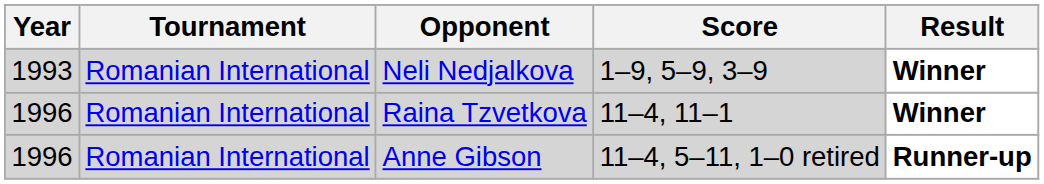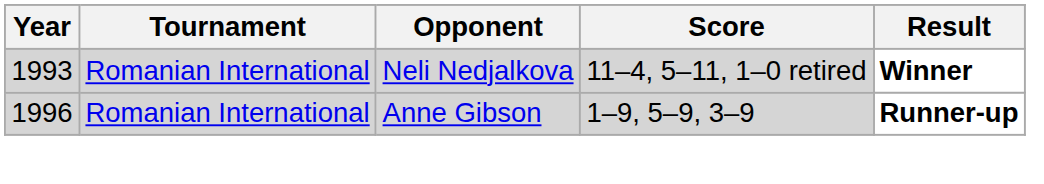(684, 71) 1–9, 5–9, 3–9 -> (727, 71) 11–4, 5–11, 1–0 retired
- row: (485, 114)
(740, 157) 11–4, 5–11, 1–0 retired -> (671, 114) 1–9, 5–9, 3–9
